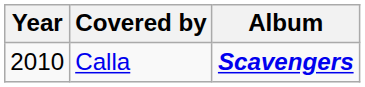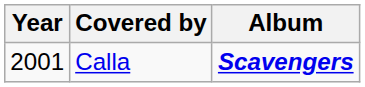(37, 61) 2010 -> (37, 61) 2001
